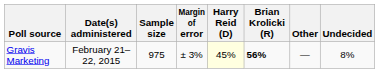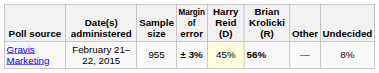(157, 55) 975 -> (157, 55) 955
(192, 55) normal -> (192, 55) bold
